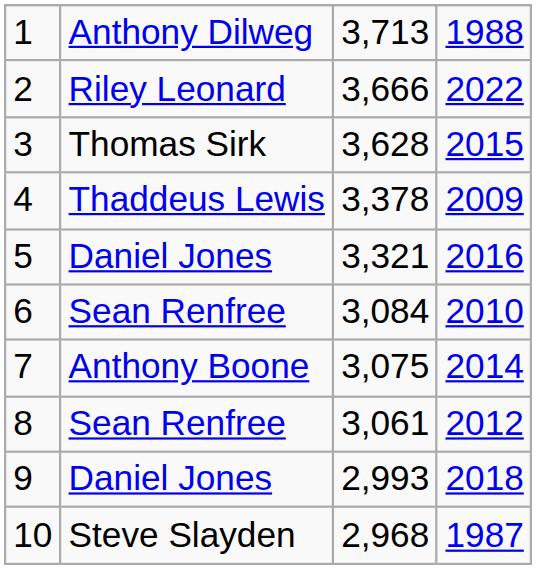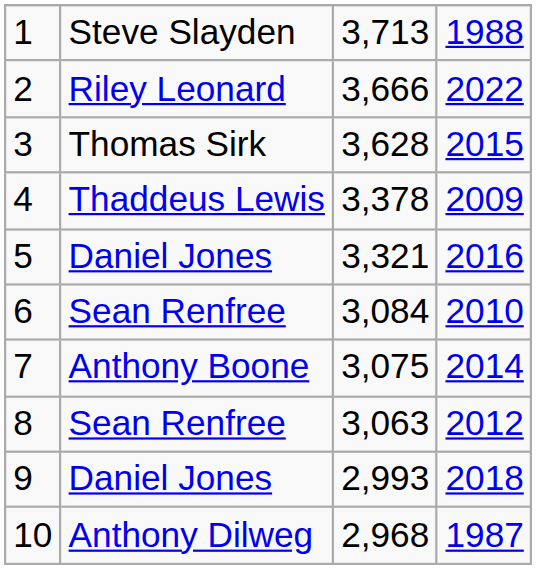(191, 32) Anthony Dilweg -> (182, 32) Steve Slayden
(385, 423) 3,061 -> (385, 423) 3,063
(182, 534) Steve Slayden -> (191, 534) Anthony Dilweg
